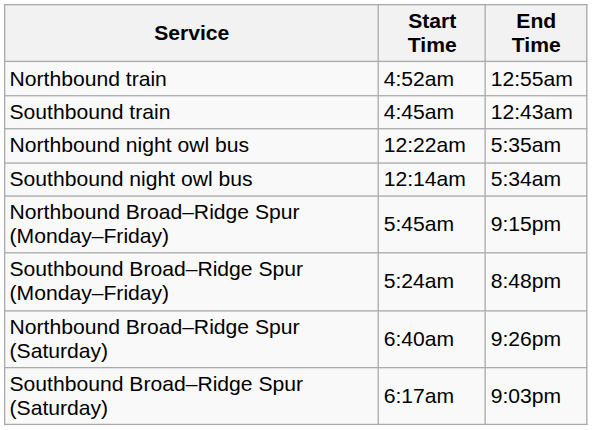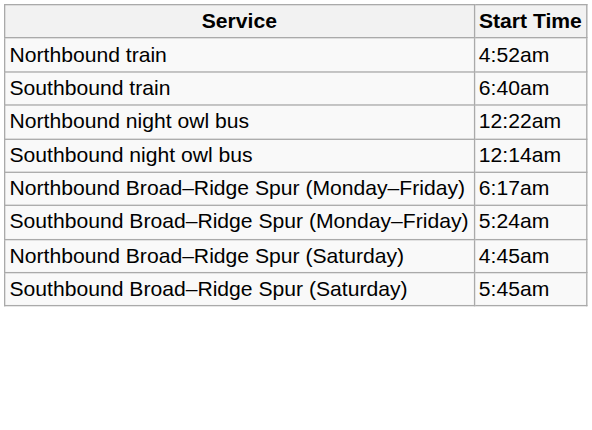- column: (536, 33)
(419, 111) 4:45am -> (514, 88) 6:40am
(419, 224) 5:45am -> (514, 188) 6:17am
(419, 338) 6:40am -> (514, 255) 4:45am
(419, 396) 6:17am -> (514, 289) 5:45am
